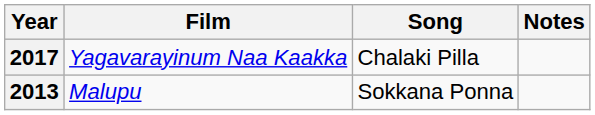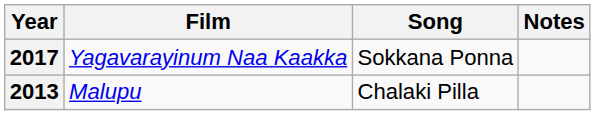(418, 57) Chalaki Pilla -> (435, 57) Sokkana Ponna
(435, 92) Sokkana Ponna -> (418, 92) Chalaki Pilla
